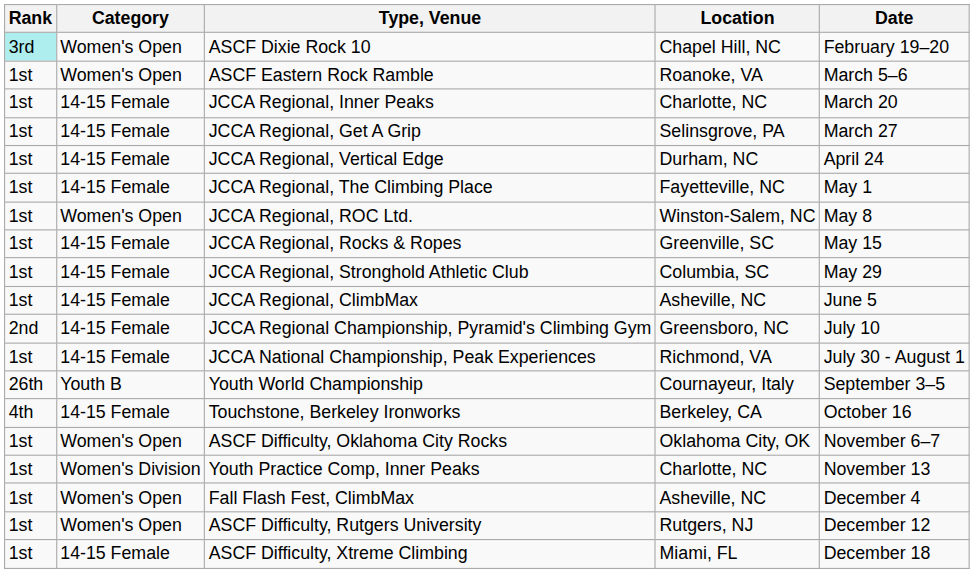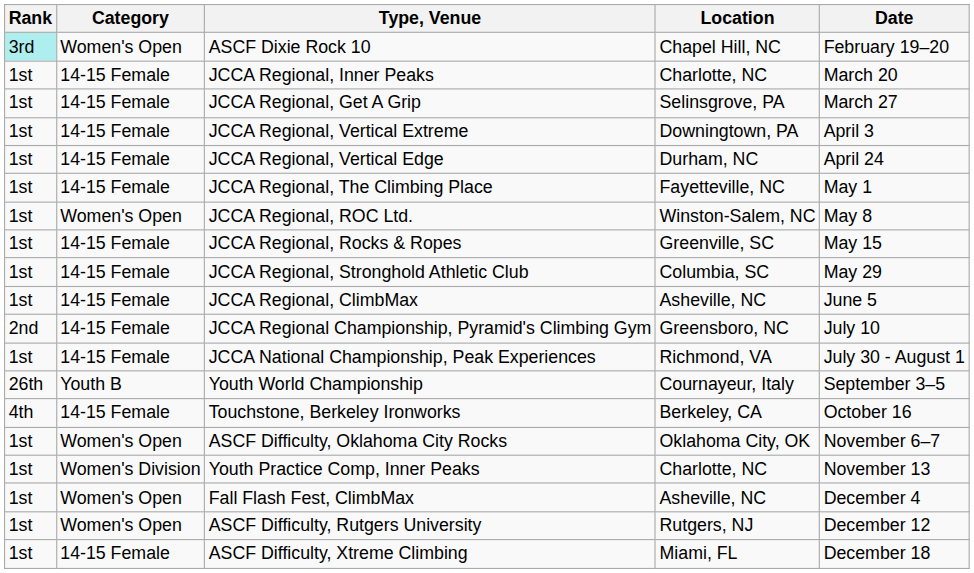- row: (321, 74)
+ row: (339, 131)
